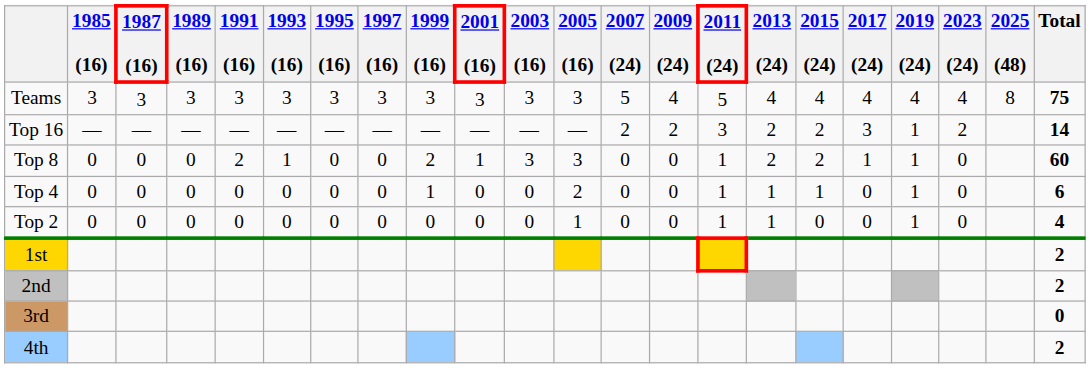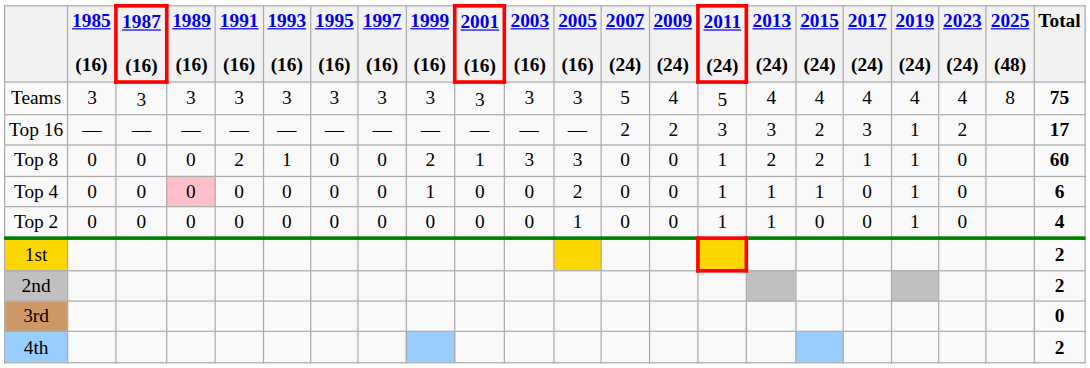(771, 129) 2 -> (771, 129) 3
(1060, 129) 14 -> (1060, 129) 17
(191, 191) no background -> (191, 191) pink background
